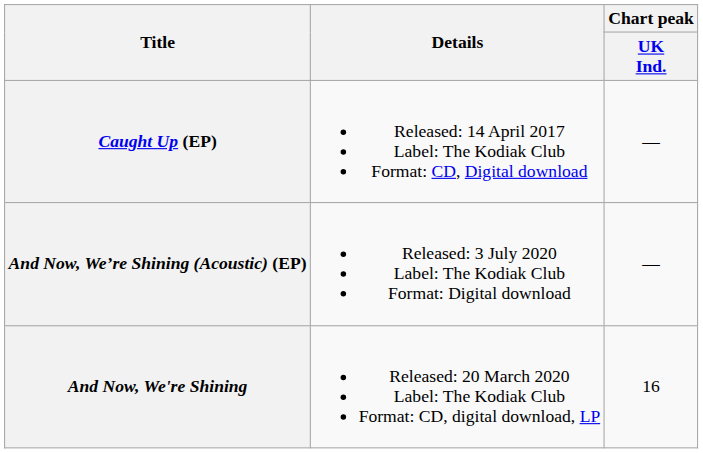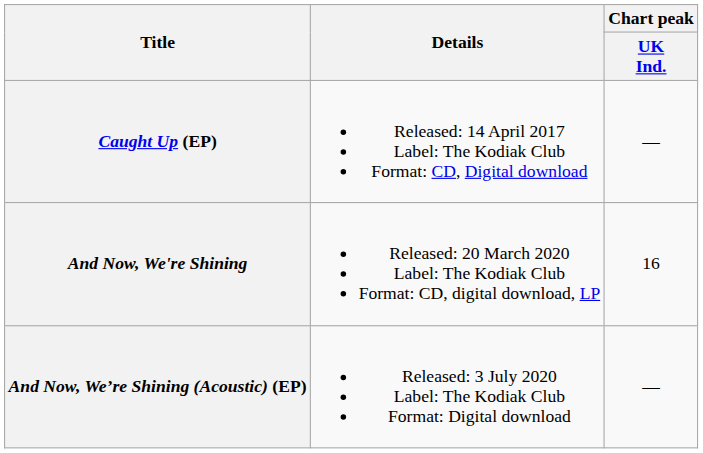rows swapped: (158, 386) <-> (158, 263)
